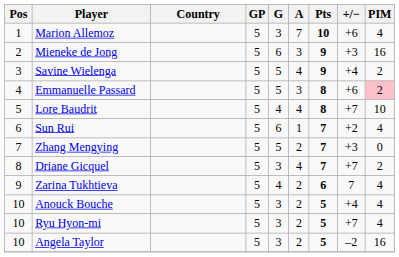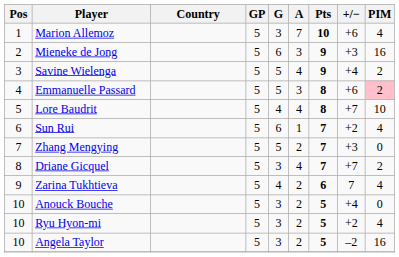(380, 204) 4 -> (380, 204) 0
(351, 223) +7 -> (351, 223) +2
